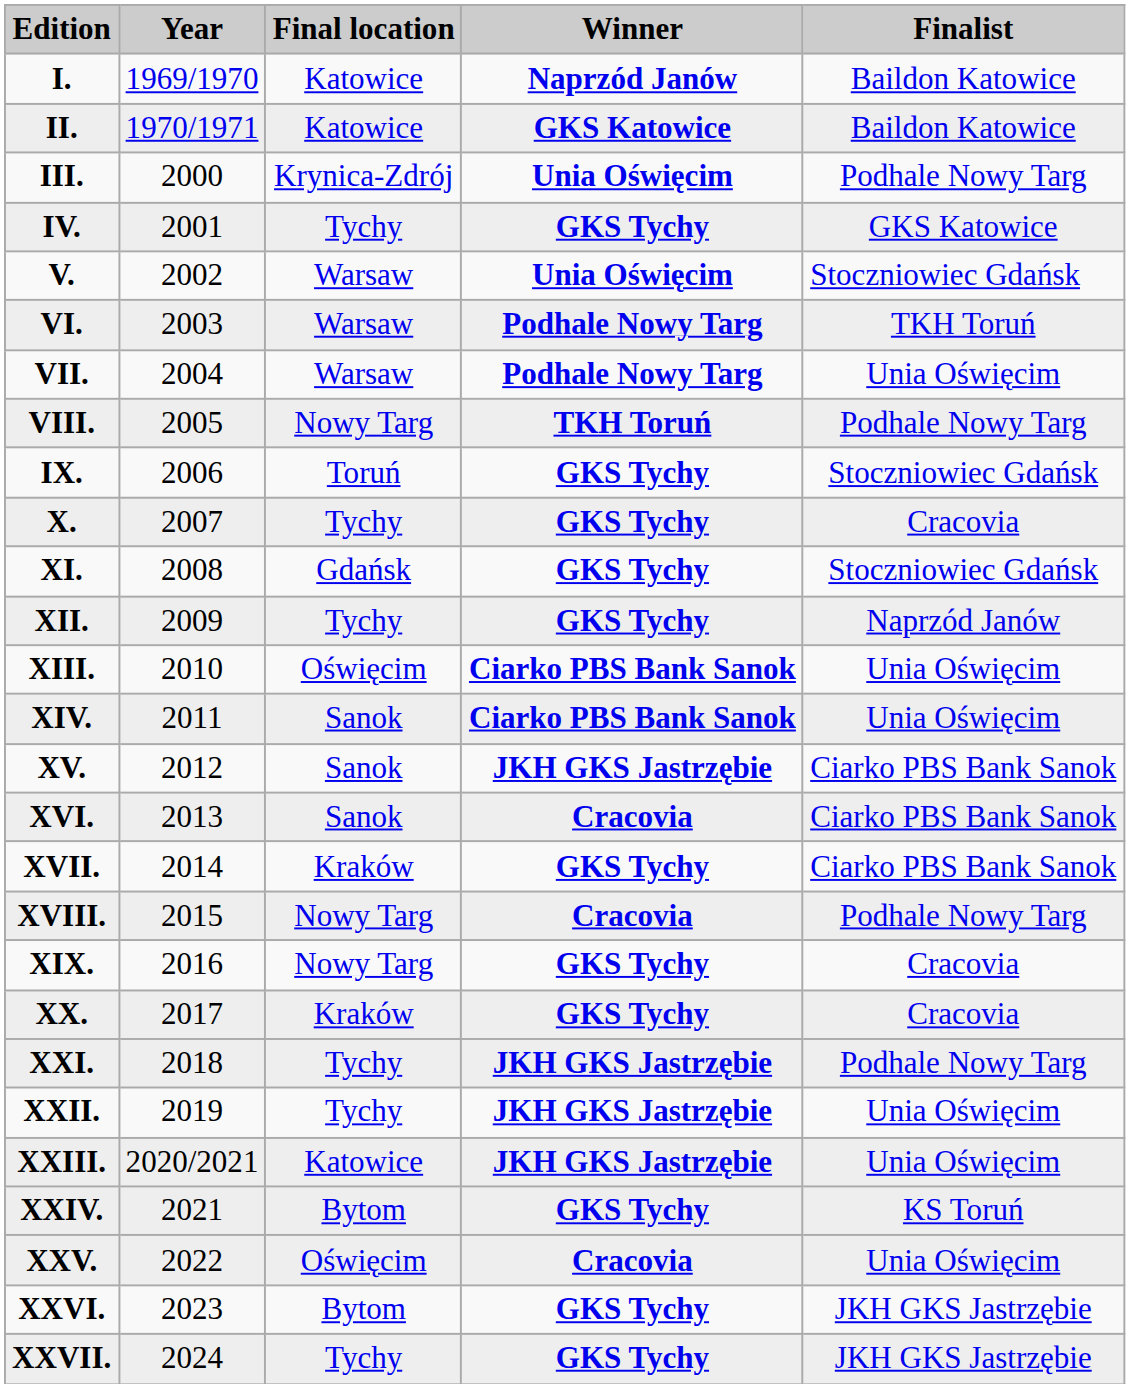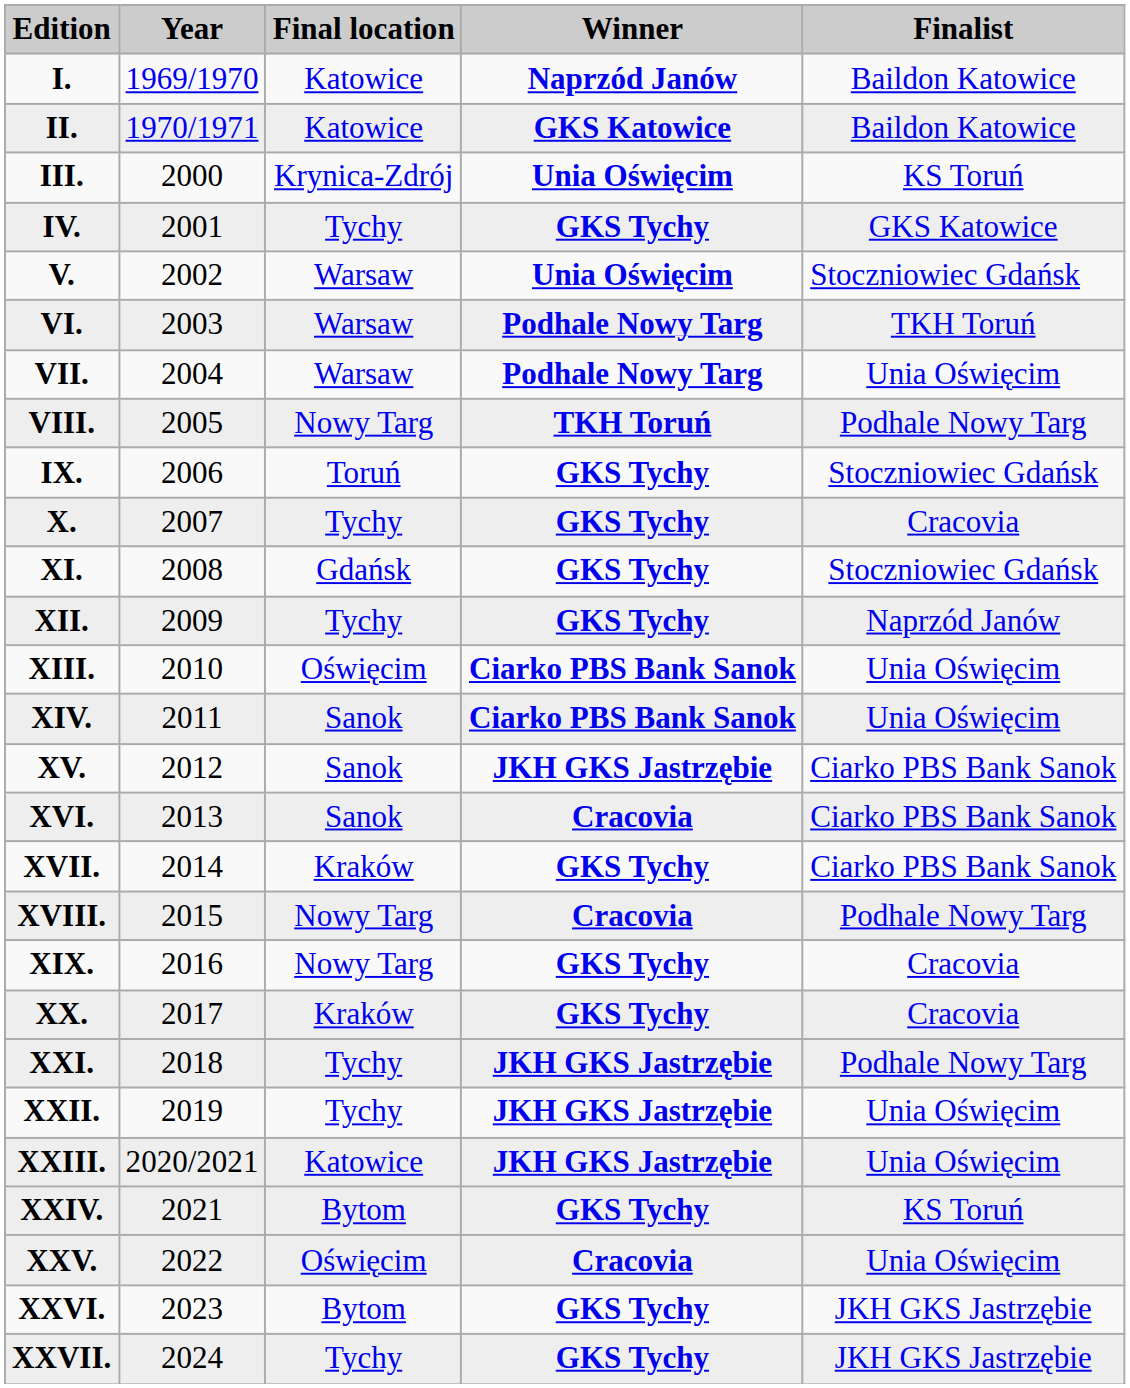(963, 176) Podhale Nowy Targ -> (963, 176) KS Toruń
